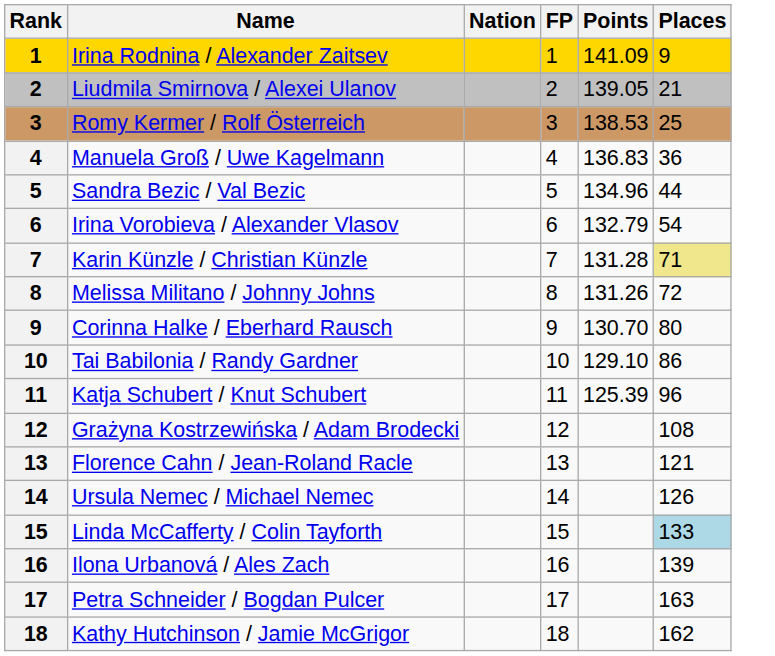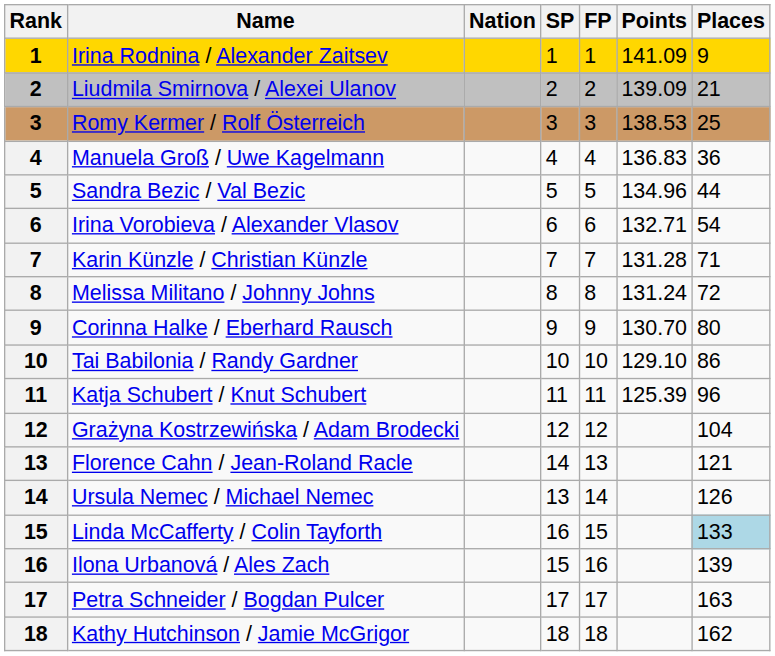+ column: (560, 21)
(616, 89) 139.05 -> (654, 89) 139.09
(616, 225) 132.79 -> (654, 225) 132.71
(670, 259) khaki background -> (709, 259) no background
(616, 293) 131.26 -> (654, 293) 131.24
(676, 429) 108 -> (715, 429) 104
